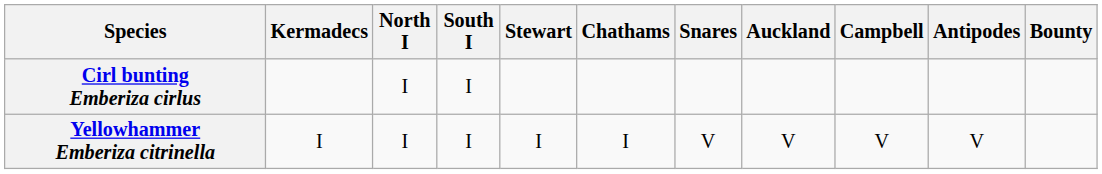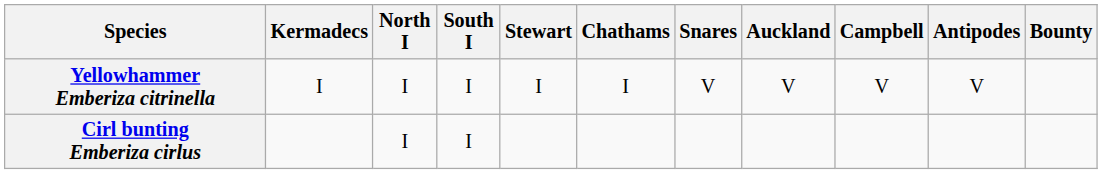rows swapped: (135, 86) <-> (135, 141)
